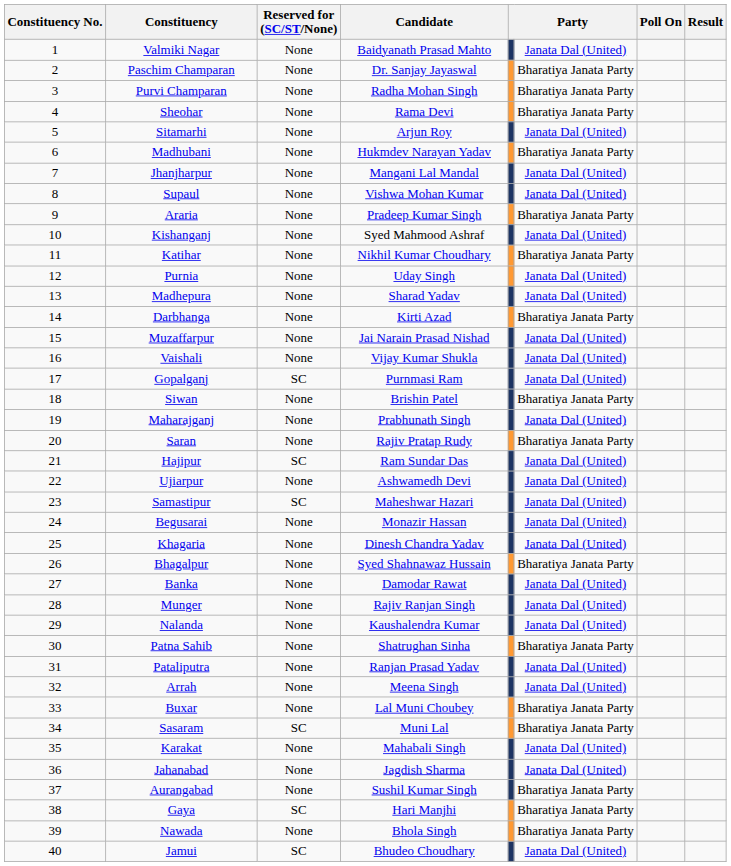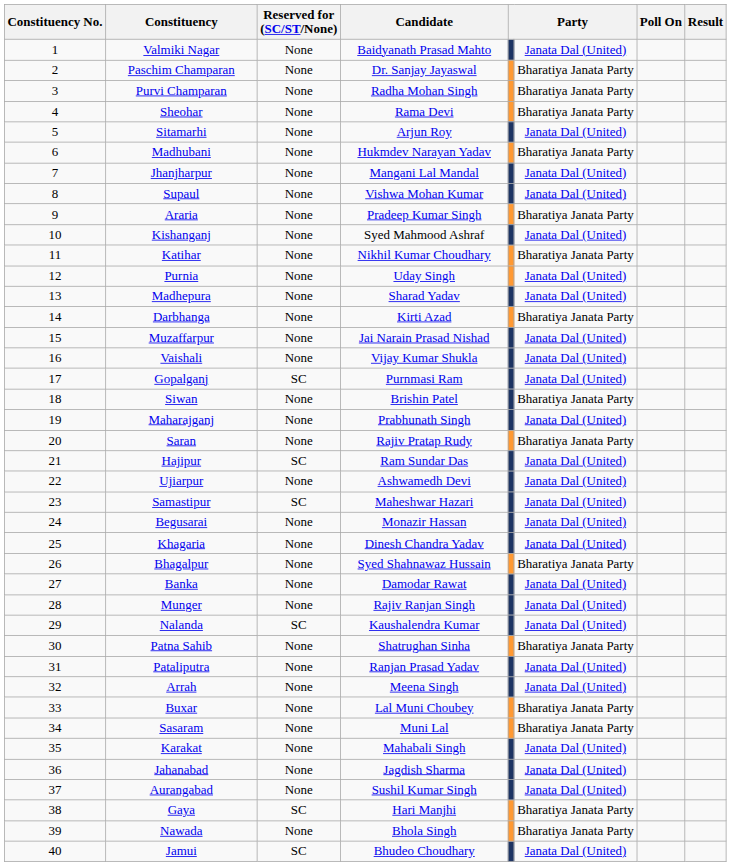(299, 625) None -> (299, 625) SC
(299, 728) SC -> (299, 728) None
(575, 789) Bharatiya Janata Party -> (575, 789) Janata Dal (United)
